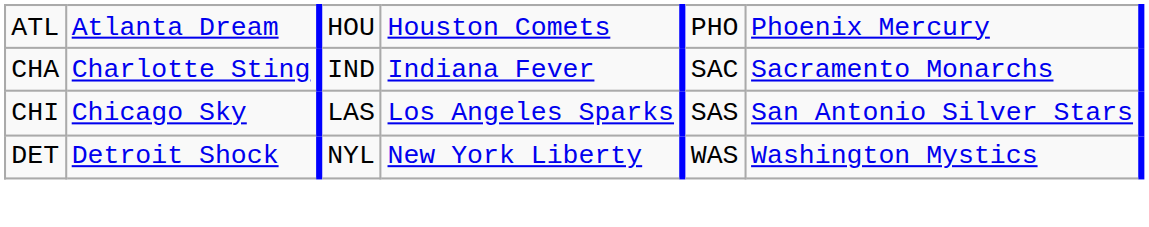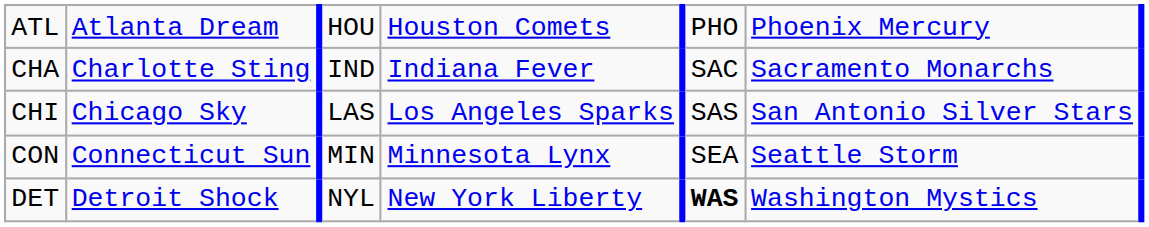+ row: (35, 156)
(715, 156) normal -> (715, 200) bold
